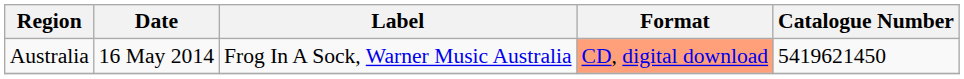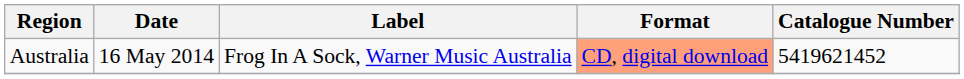(832, 55) 5419621450 -> (832, 55) 5419621452
